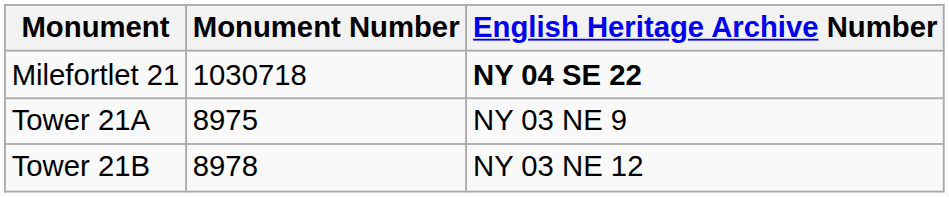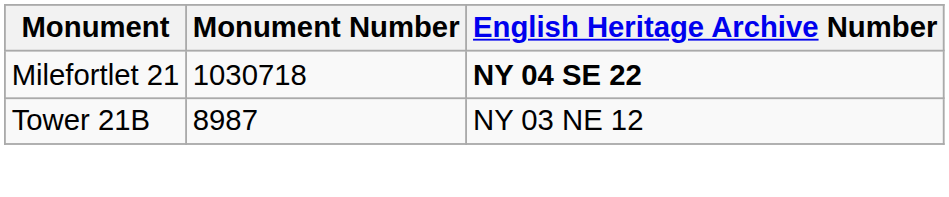- row: (81, 120)
(225, 167) 8978 -> (225, 120) 8987
